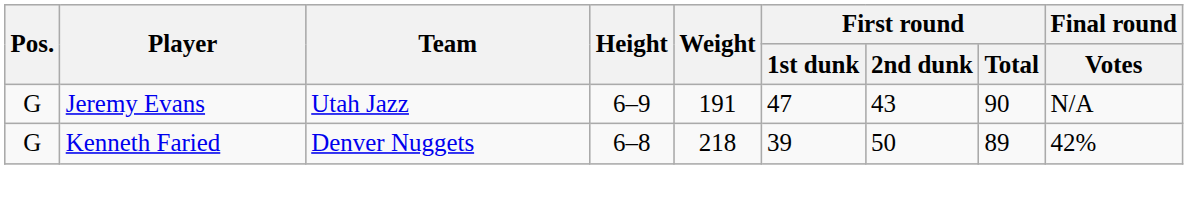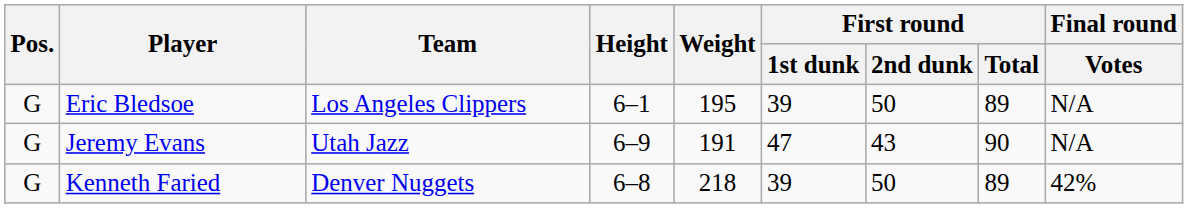+ row: (130, 103)
